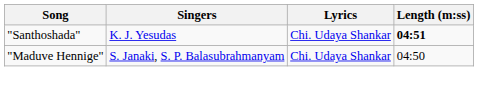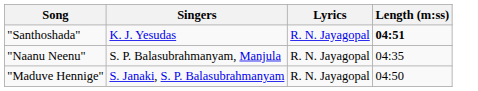(341, 35) Chi. Udaya Shankar -> (330, 35) R. N. Jayagopal
+ row: (46, 56)
(341, 56) Chi. Udaya Shankar -> (330, 76) R. N. Jayagopal
